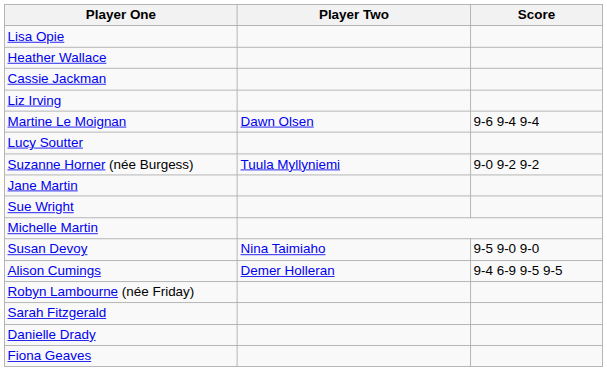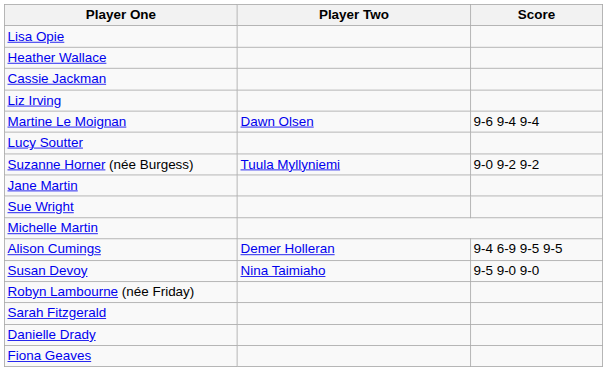rows swapped: (47, 249) <-> (54, 270)
